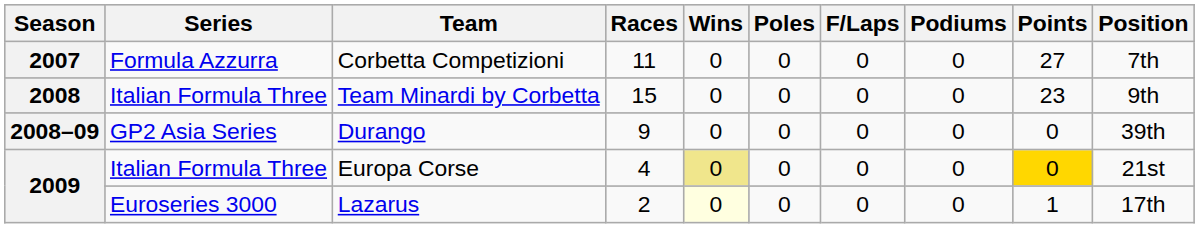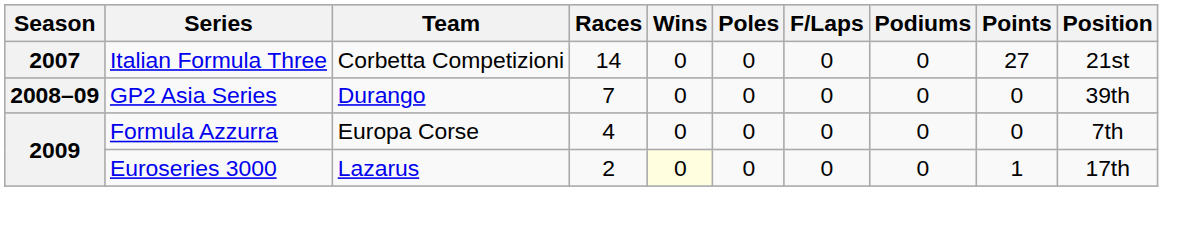(194, 59) Formula Azzurra -> (219, 59) Italian Formula Three
(644, 59) 11 -> (609, 59) 14
(1143, 59) 7th -> (1108, 59) 21st
- row: (469, 96)
(644, 132) 9 -> (609, 96) 7
(219, 168) Italian Formula Three -> (194, 132) Formula Azzurra
(716, 168) khaki background -> (680, 132) no background
(1052, 168) gold background -> (1017, 132) no background
(1143, 168) 21st -> (1108, 132) 7th
